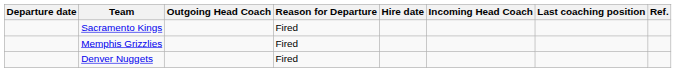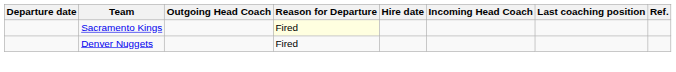(287, 28) no background -> (287, 28) lightyellow background
- row: (122, 43)
